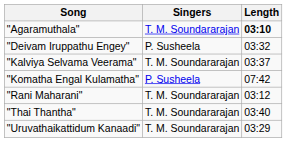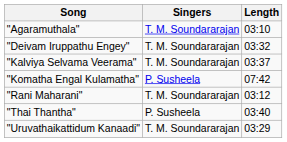(258, 29) bold -> (257, 29) normal
(173, 46) P. Susheela -> (192, 46) T. M. Soundararajan
(192, 112) T. M. Soundararajan -> (173, 112) P. Susheela
